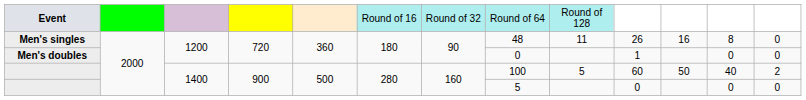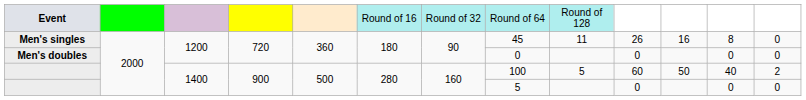(518, 40) 48 -> (518, 40) 45
(637, 56) 1 -> (637, 56) 0
